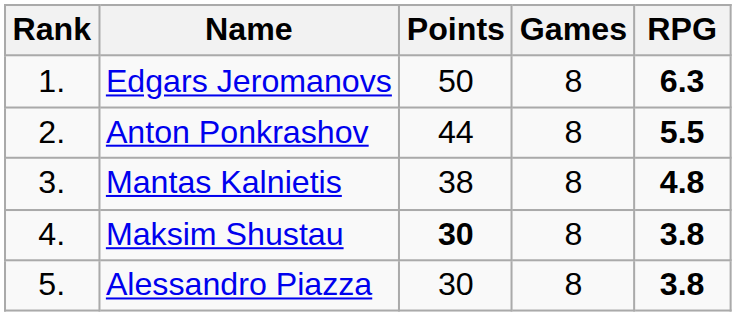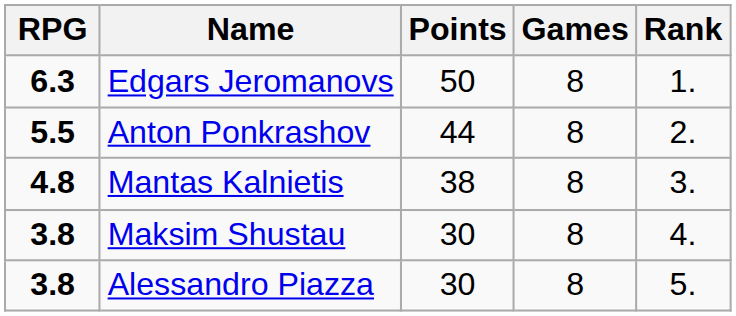columns swapped: (52, 30) <-> (682, 30)
(456, 234) bold -> (458, 234) normal
